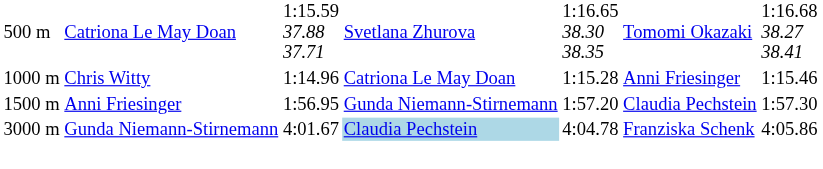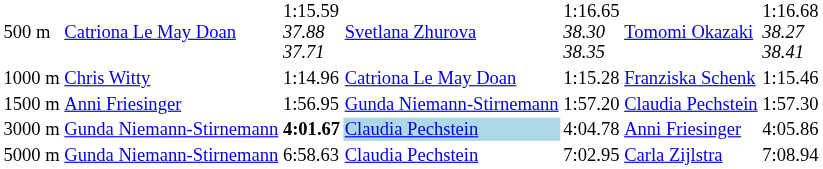(682, 78) Anni Friesinger -> (690, 78) Franziska Schenk
(311, 129) normal -> (311, 129) bold
(689, 129) Franziska Schenk -> (683, 129) Anni Friesinger
+ row: (32, 154)
